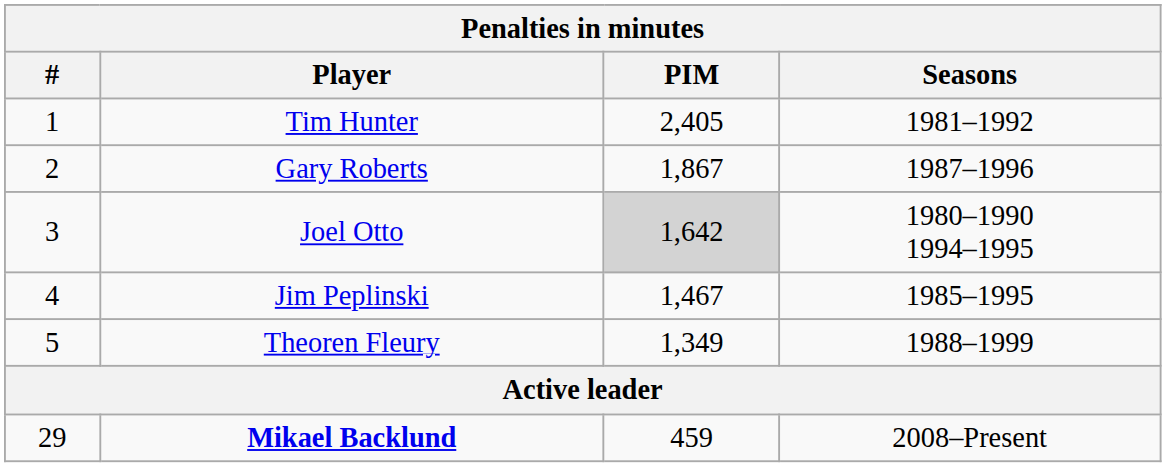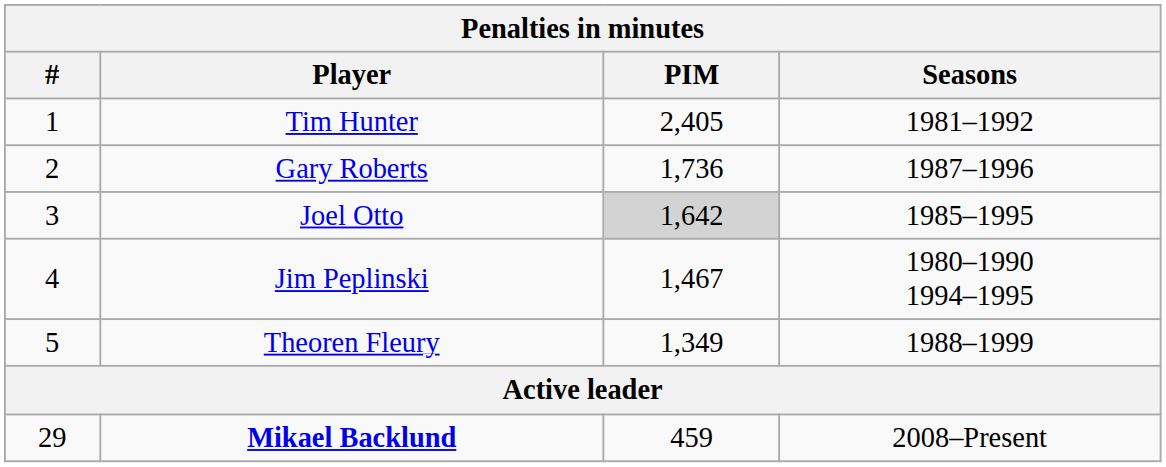(692, 168) 1,867 -> (692, 168) 1,736
(970, 232) 1980–1990 1994–1995 -> (970, 215) 1985–1995
(970, 296) 1985–1995 -> (970, 279) 1980–1990 1994–1995
